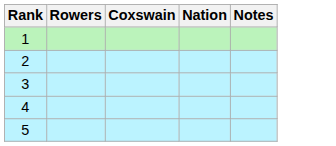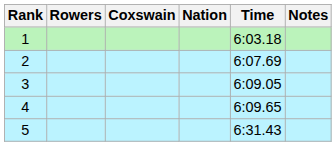+ column: (258, 15)
